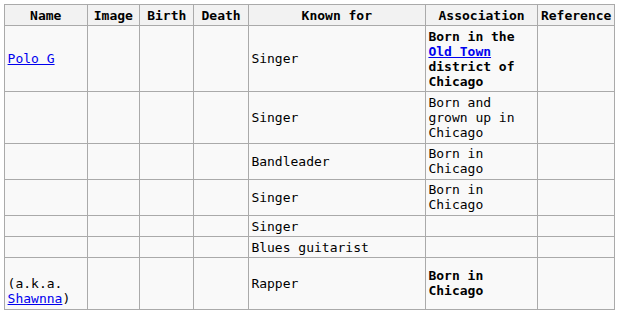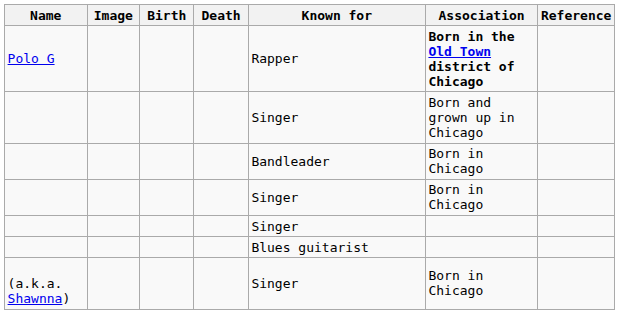(275, 59) Singer -> (275, 59) Rapper
(275, 283) Rapper -> (275, 283) Singer
(456, 283) bold -> (456, 283) normal
